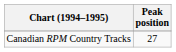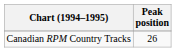(152, 39) 27 -> (152, 39) 26
